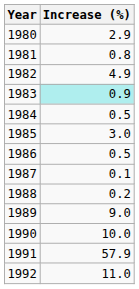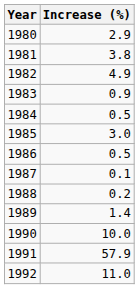(120, 54) 0.8 -> (120, 54) 3.8
(120, 94) paleturquoise background -> (120, 94) no background
(120, 214) 9.0 -> (120, 214) 1.4
